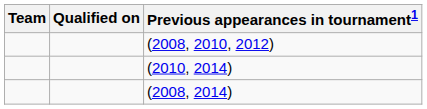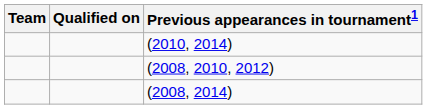rows swapped: (190, 68) <-> (210, 44)
